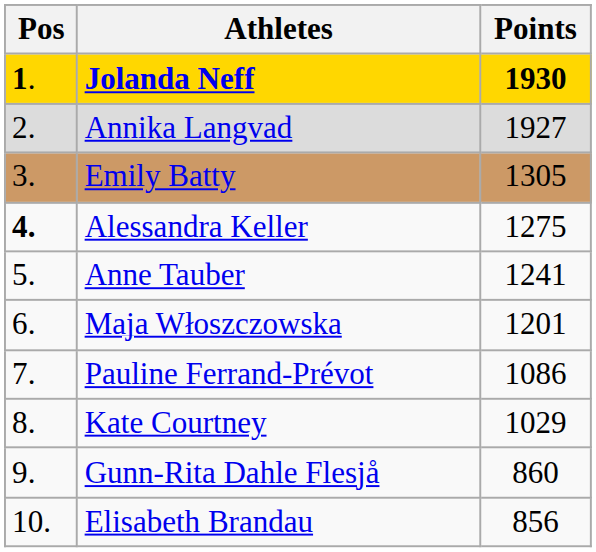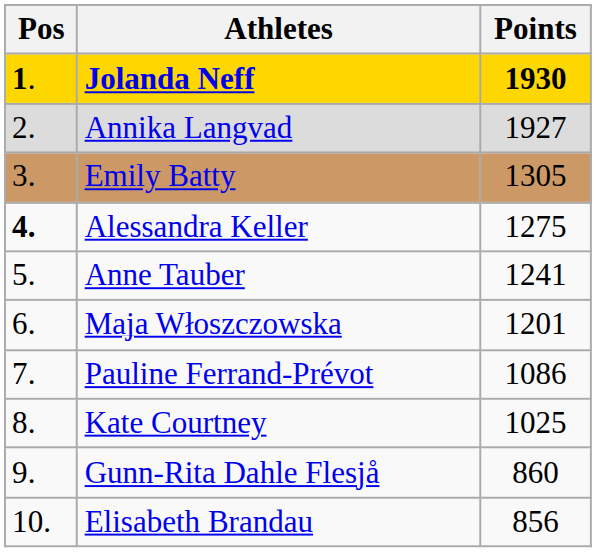(535, 422) 1029 -> (535, 422) 1025
